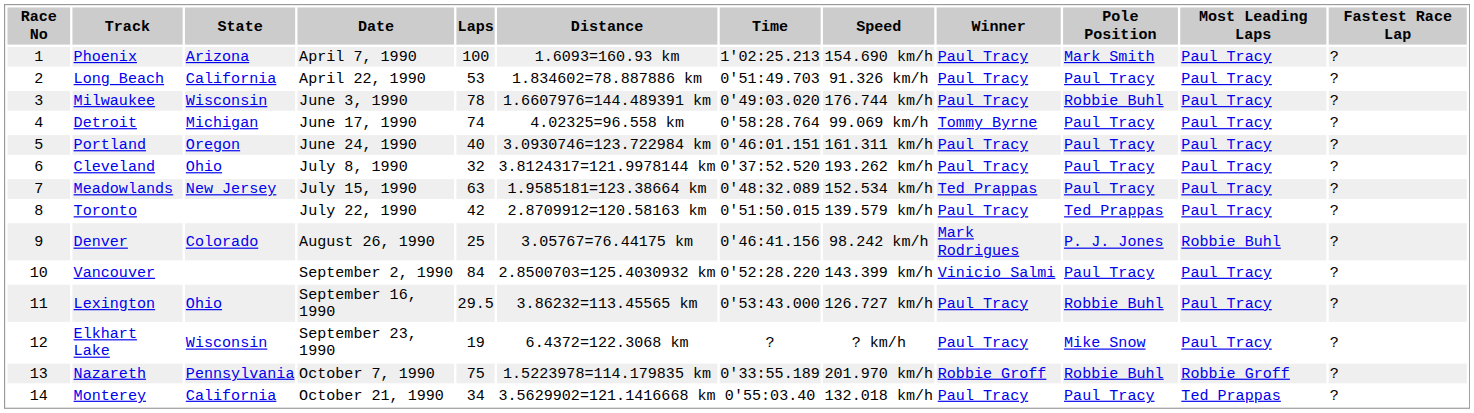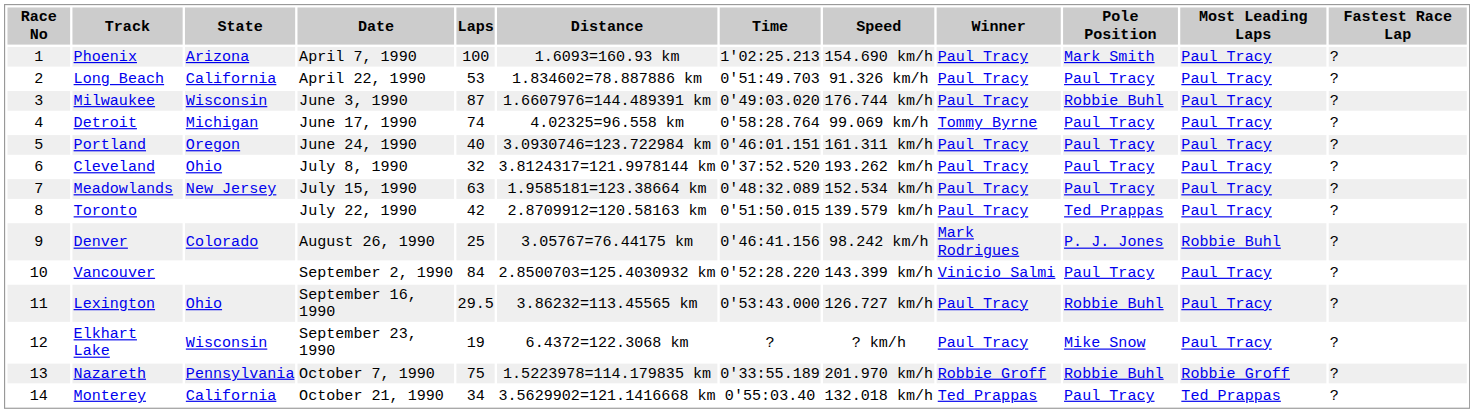(476, 101) 78 -> (476, 101) 87
(988, 189) Ted Prappas -> (983, 189) Paul Tracy
(983, 395) Paul Tracy -> (988, 395) Ted Prappas
